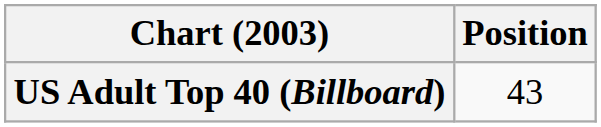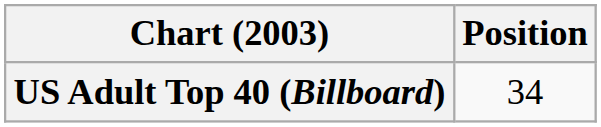(525, 91) 43 -> (525, 91) 34
